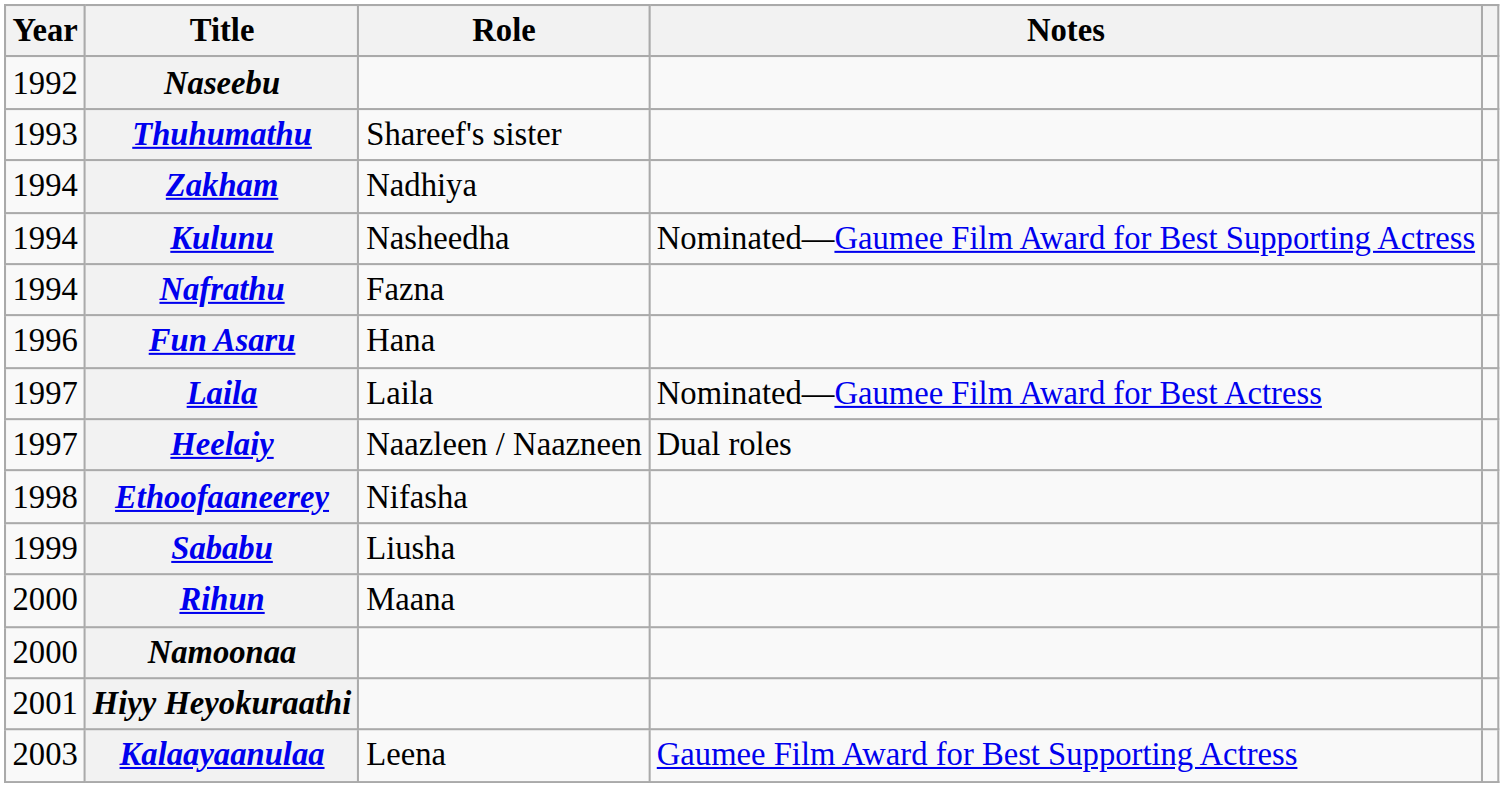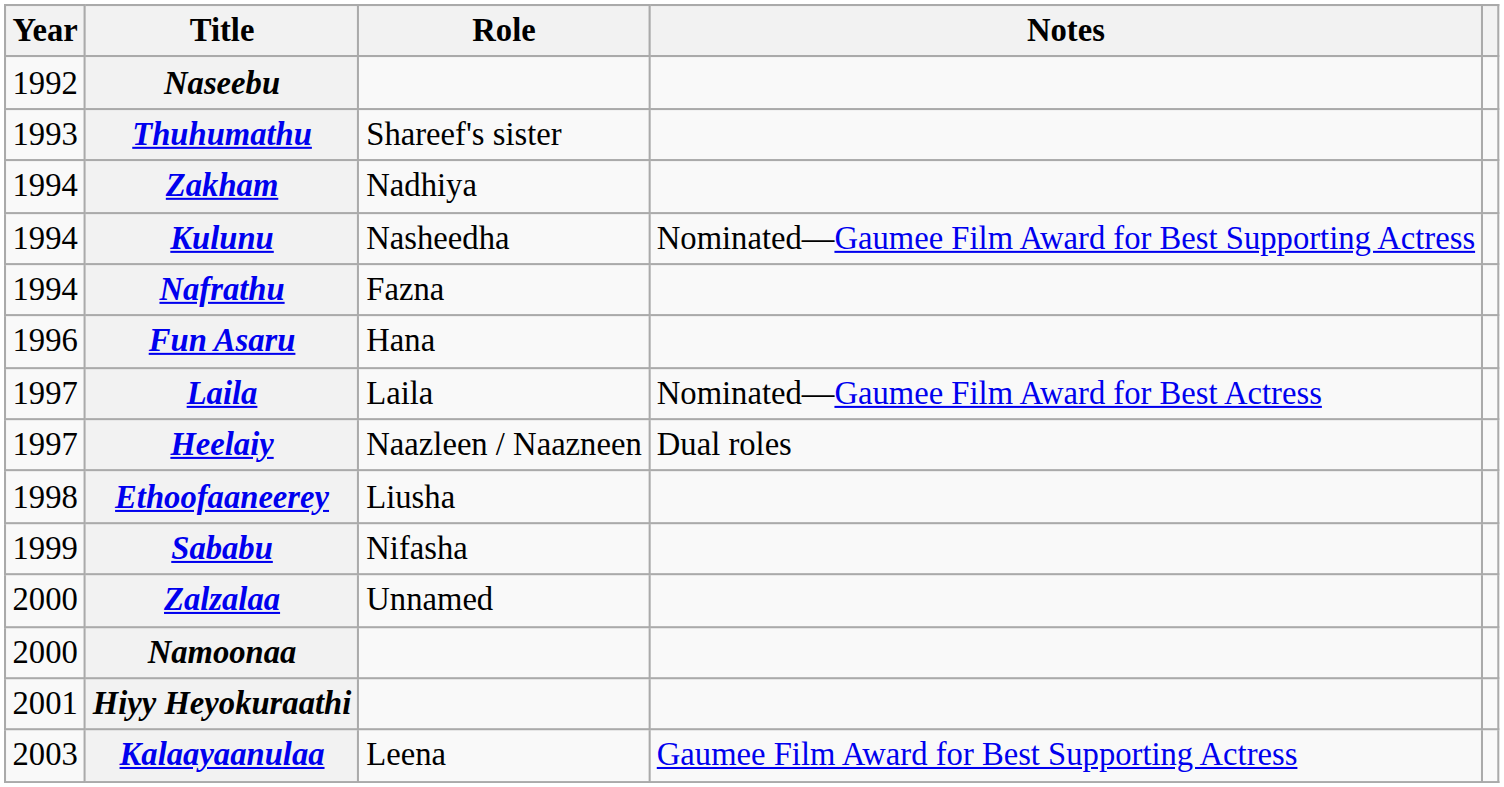(417, 496) Nifasha -> (411, 496) Liusha
(411, 548) Liusha -> (417, 548) Nifasha
- row: (222, 599)
+ row: (222, 599)
